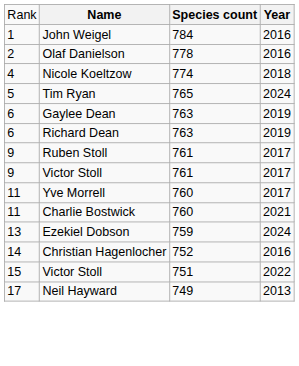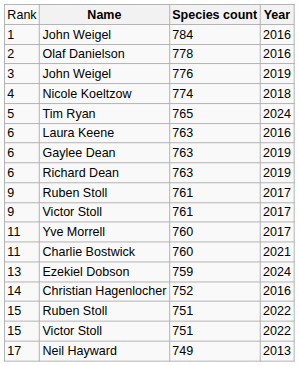+ row: (11, 74)
+ row: (11, 133)
+ row: (14, 312)
